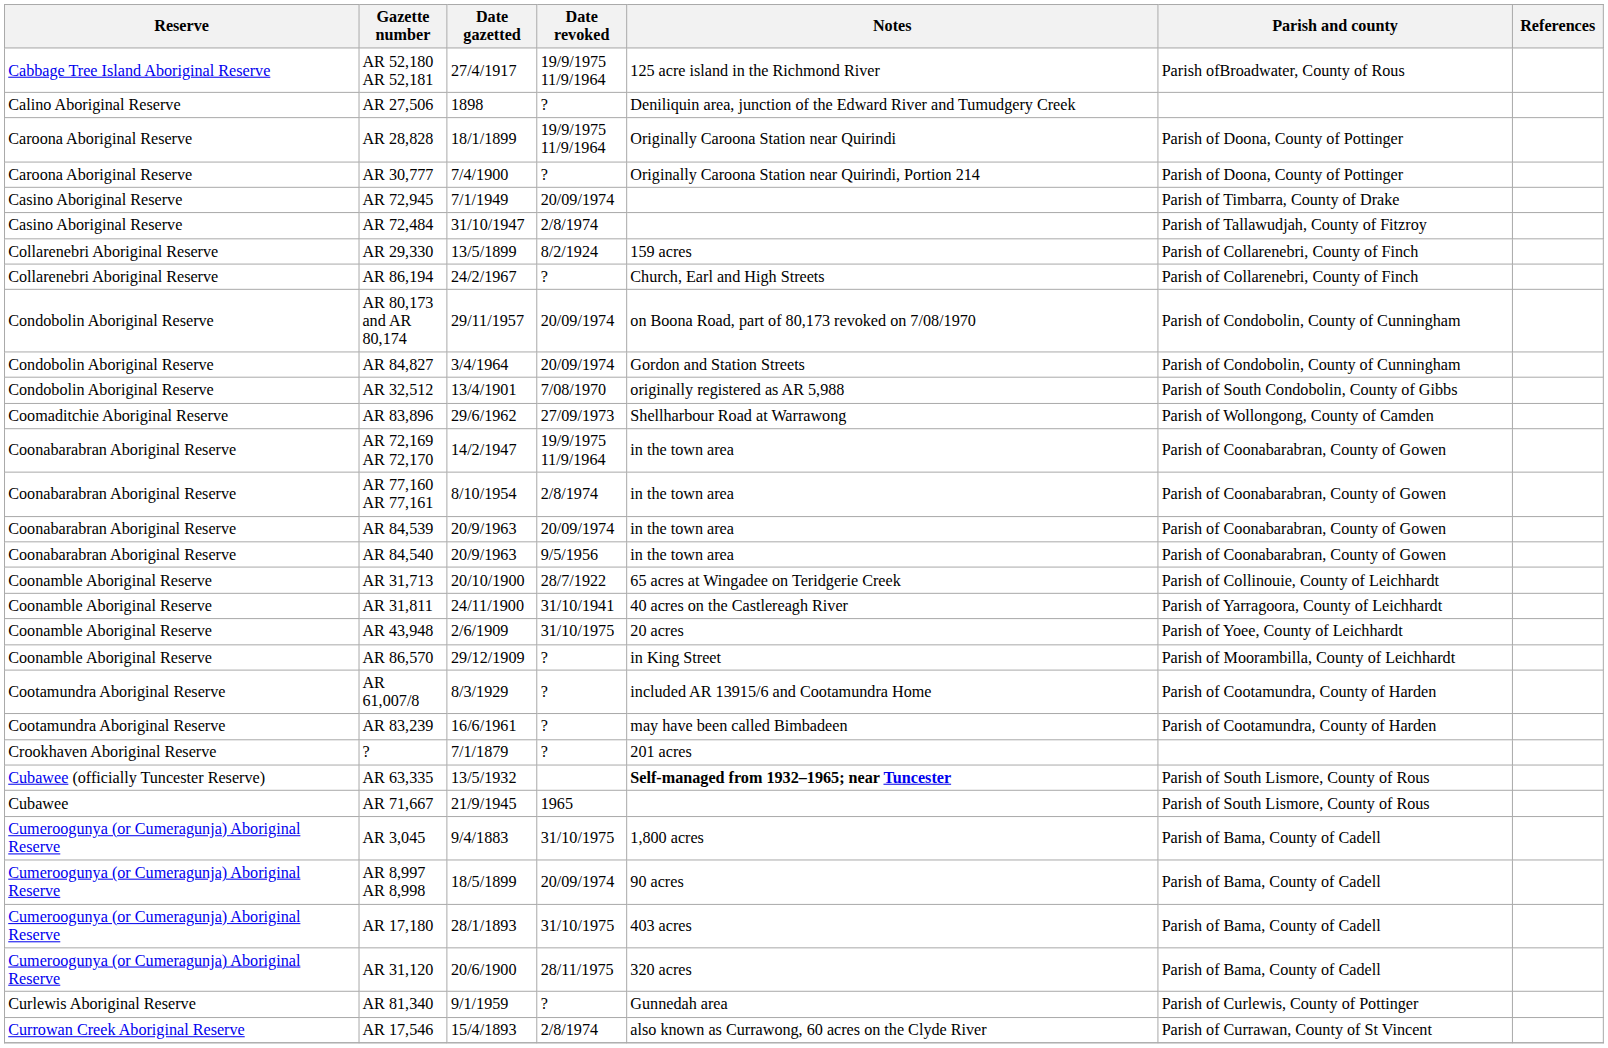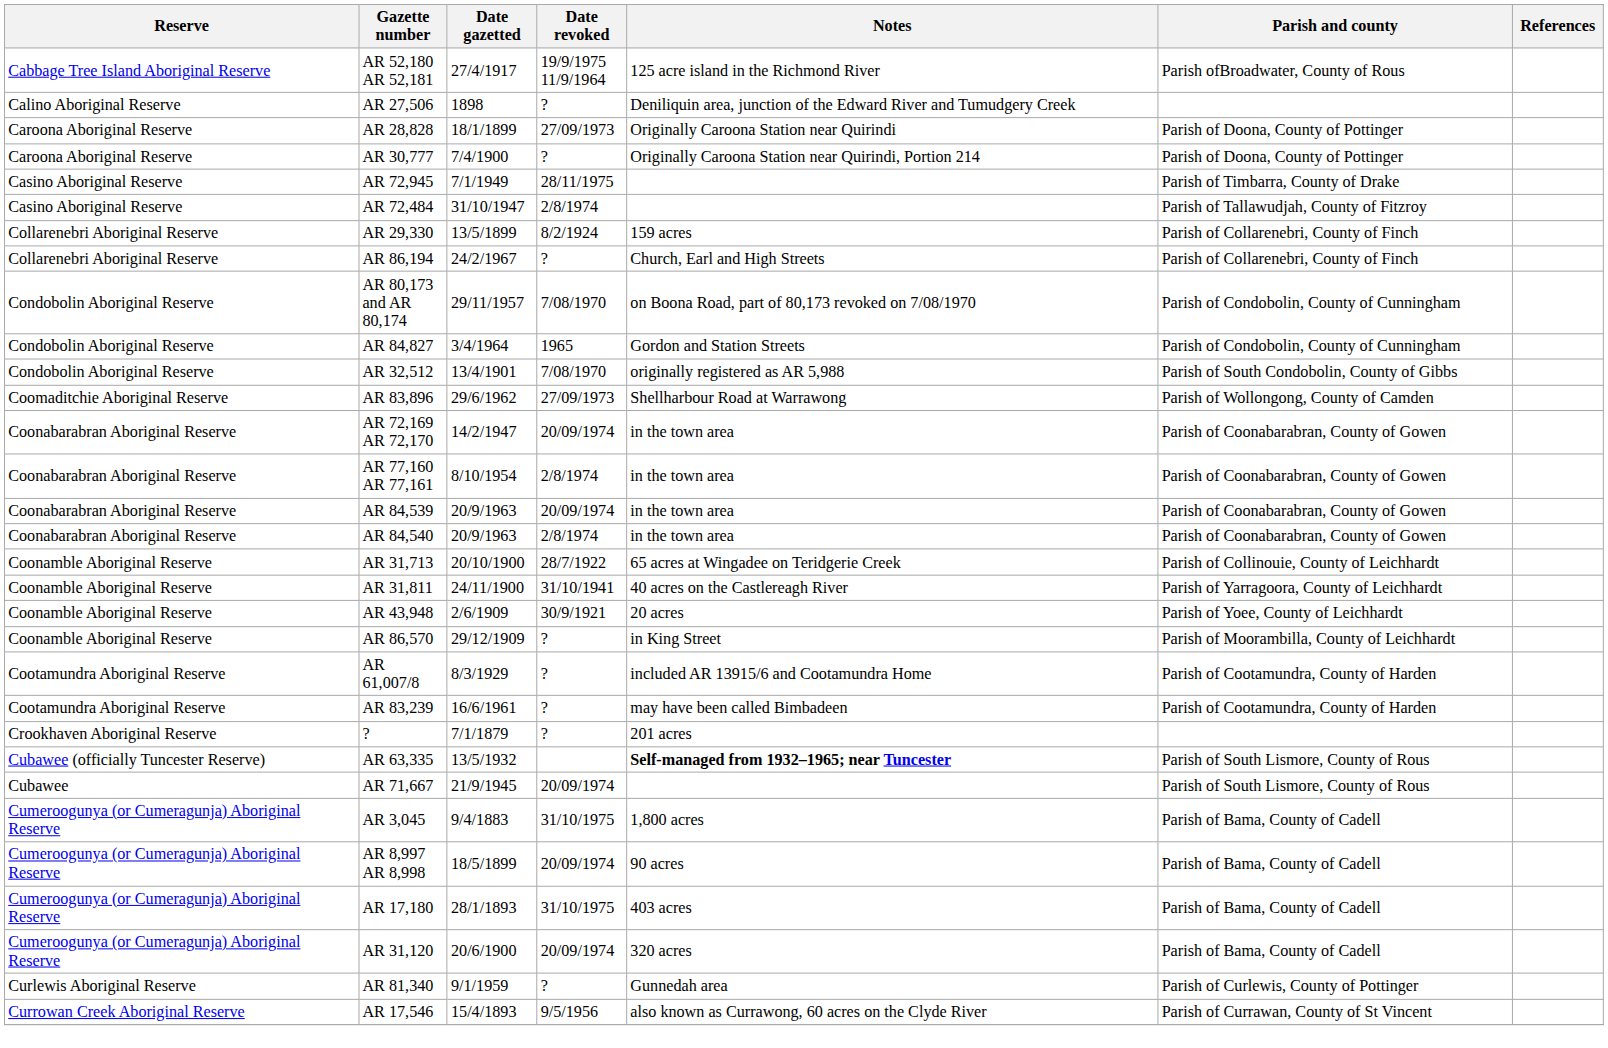(573, 139) 19/9/1975 11/9/1964 -> (577, 130) 27/09/1973
(577, 199) 20/09/1974 -> (577, 181) 28/11/1975
(577, 320) 20/09/1974 -> (573, 302) 7/08/1970
(577, 364) 20/09/1974 -> (557, 346) 1965
(573, 450) 19/9/1975 11/9/1964 -> (577, 432) 20/09/1974
(569, 554) 9/5/1956 -> (569, 536) 2/8/1974
(577, 631) 31/10/1975 -> (573, 613) 30/9/1921
(557, 803) 1965 -> (577, 785) 20/09/1974
(577, 969) 28/11/1975 -> (577, 951) 20/09/1974
(569, 1029) 2/8/1974 -> (569, 1011) 9/5/1956
